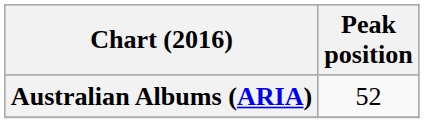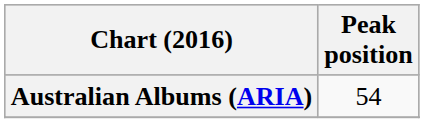(368, 95) 52 -> (368, 95) 54
